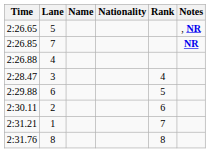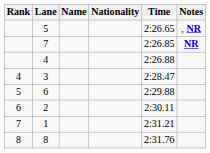columns swapped: (163, 12) <-> (22, 12)
